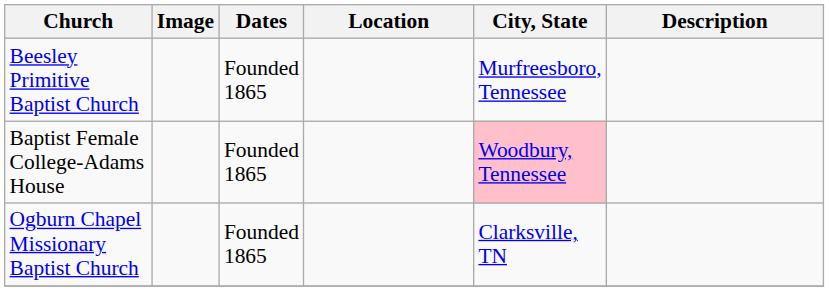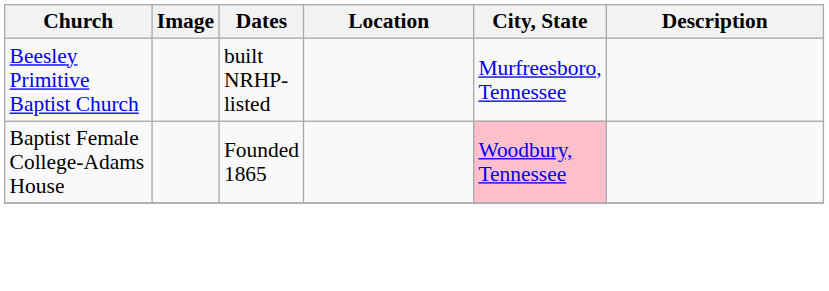(261, 79) Founded 1865 -> (256, 79) built NRHP-listed
- row: (75, 244)
